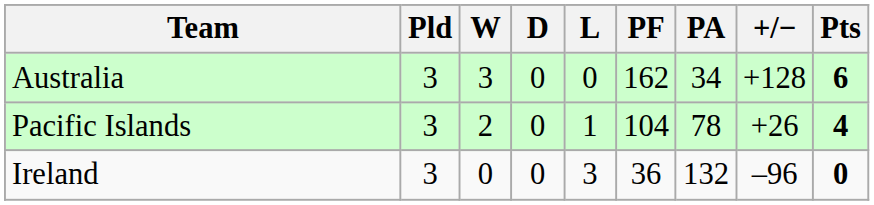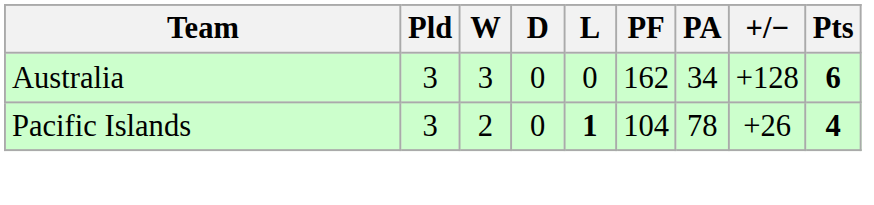(590, 125) normal -> (590, 125) bold
- row: (55, 174)
